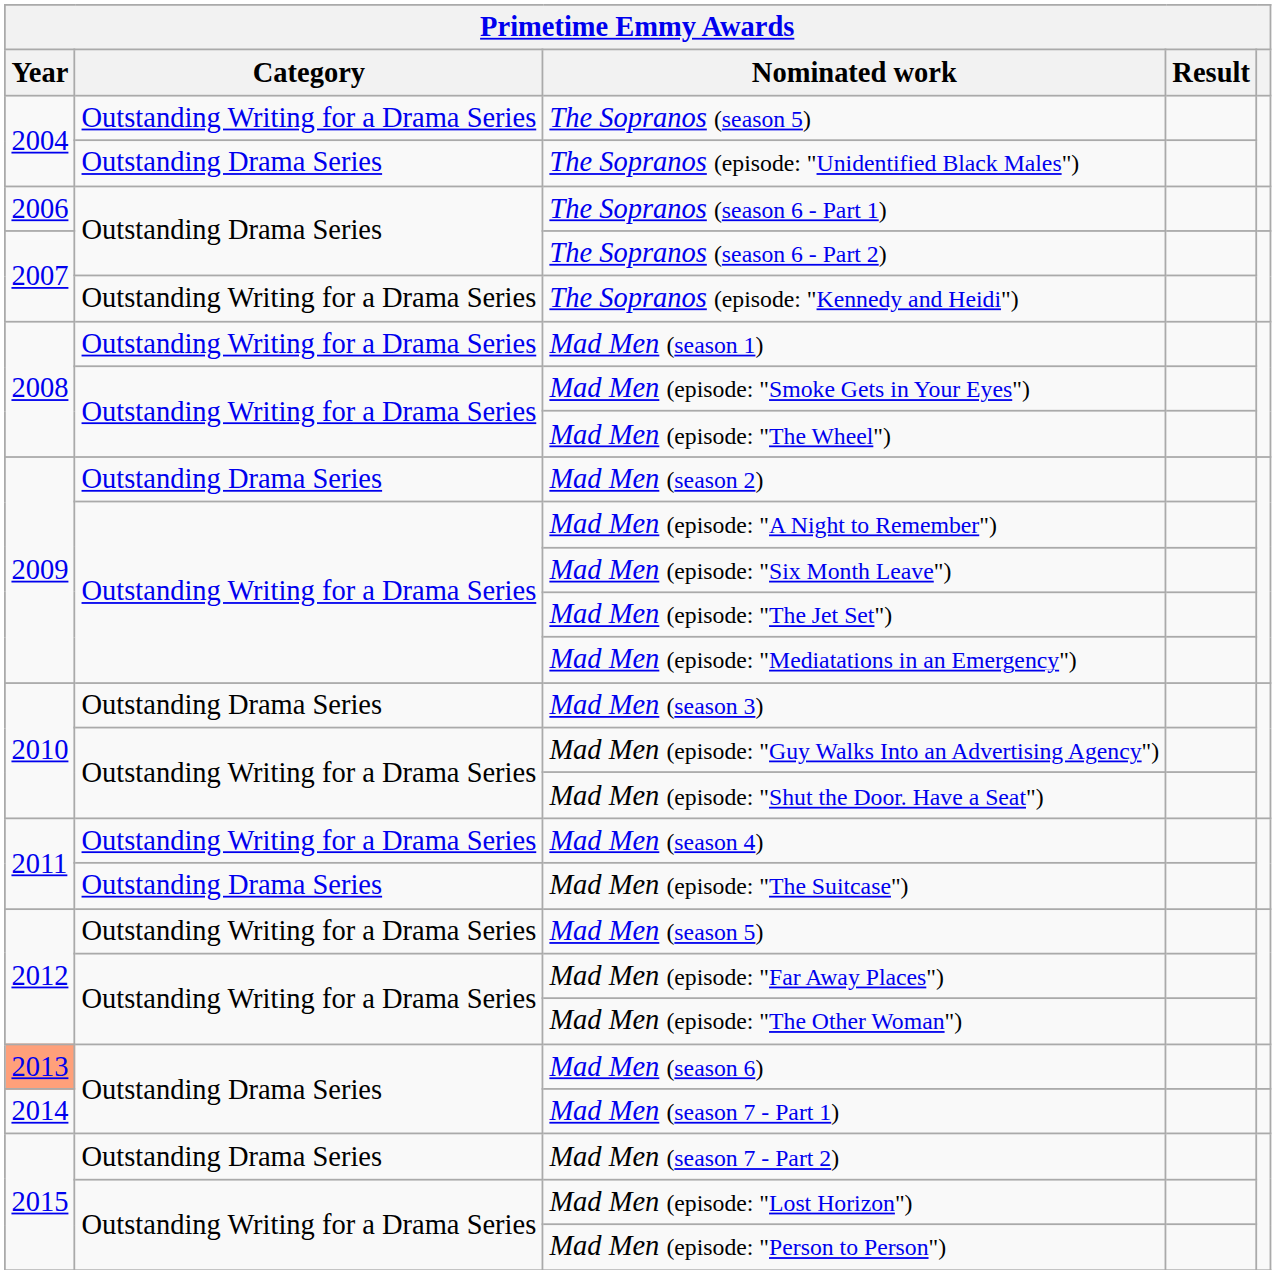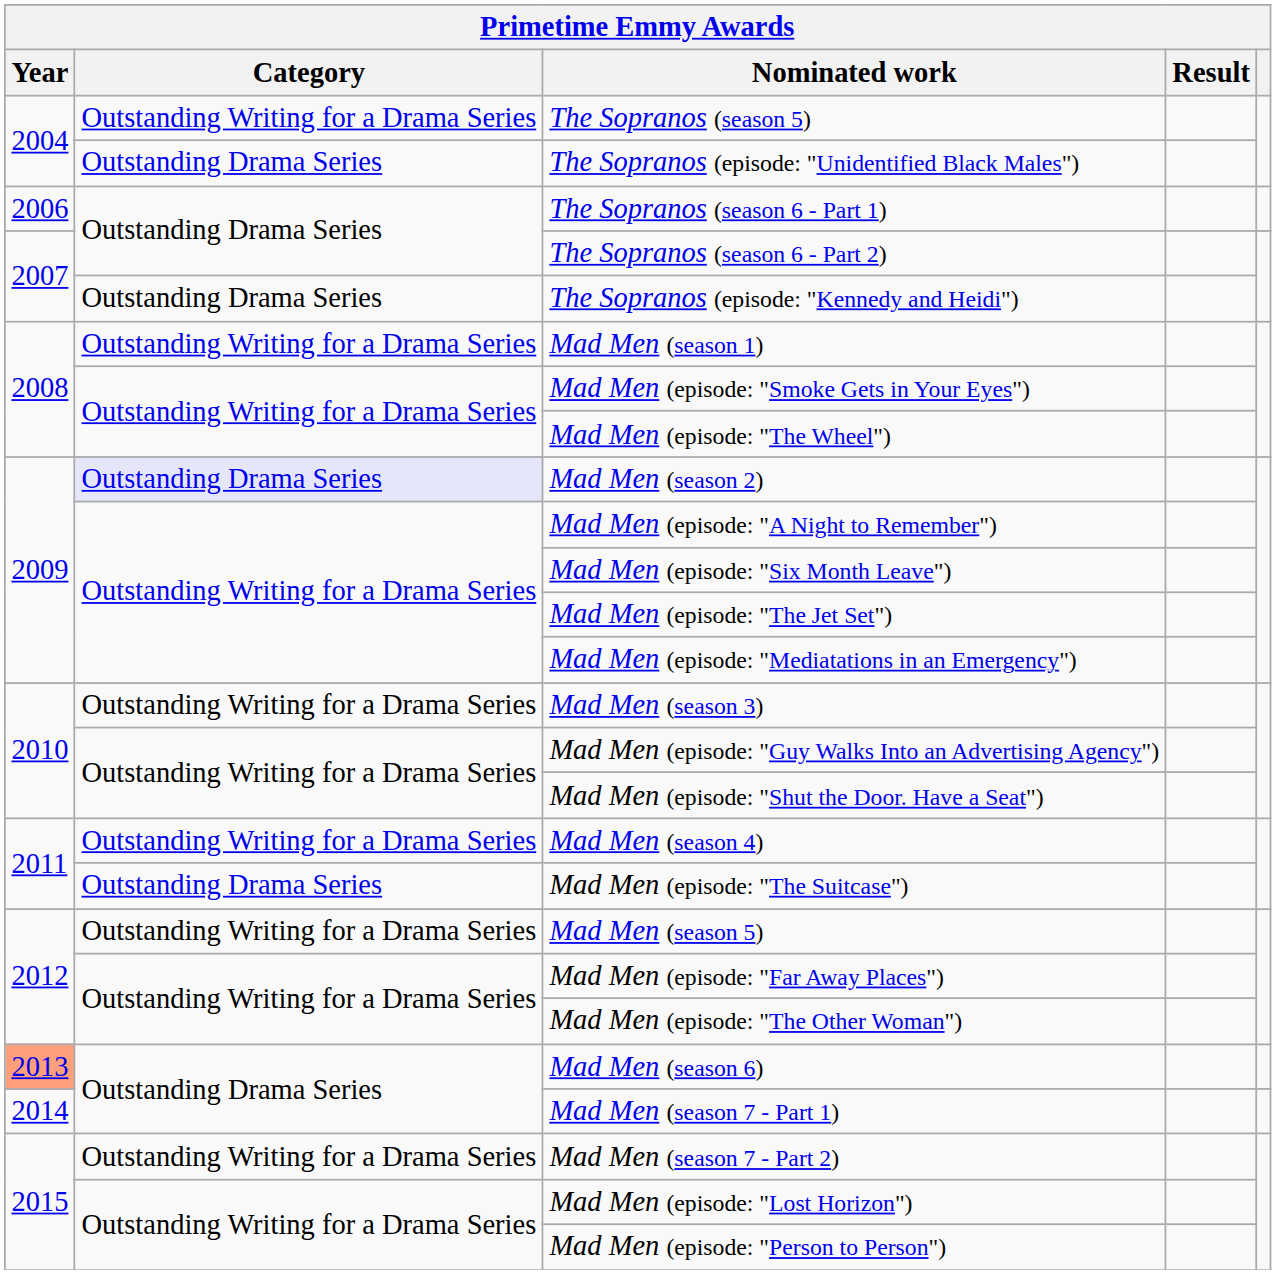(309, 298) Outstanding Writing for a Drama Series -> (232, 298) Outstanding Drama Series
(232, 478) no background -> (232, 478) lavender background
(232, 704) Outstanding Drama Series -> (309, 704) Outstanding Writing for a Drama Series
(232, 1156) Outstanding Drama Series -> (309, 1156) Outstanding Writing for a Drama Series
